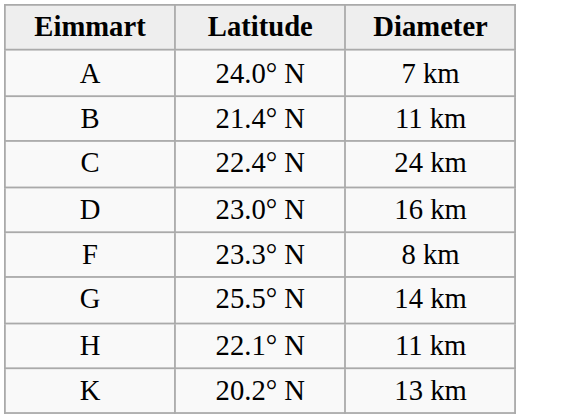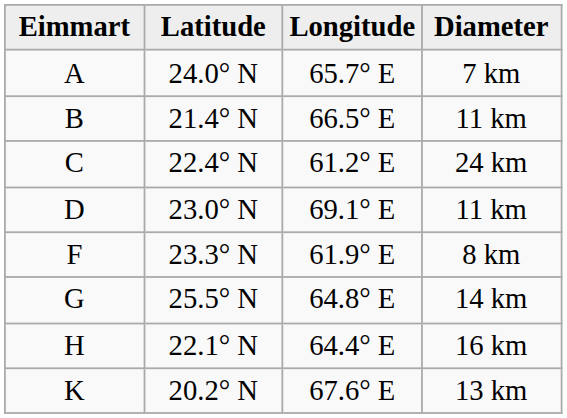+ column: (352, 27)
(431, 208) 16 km -> (491, 208) 11 km
(431, 345) 11 km -> (491, 345) 16 km
